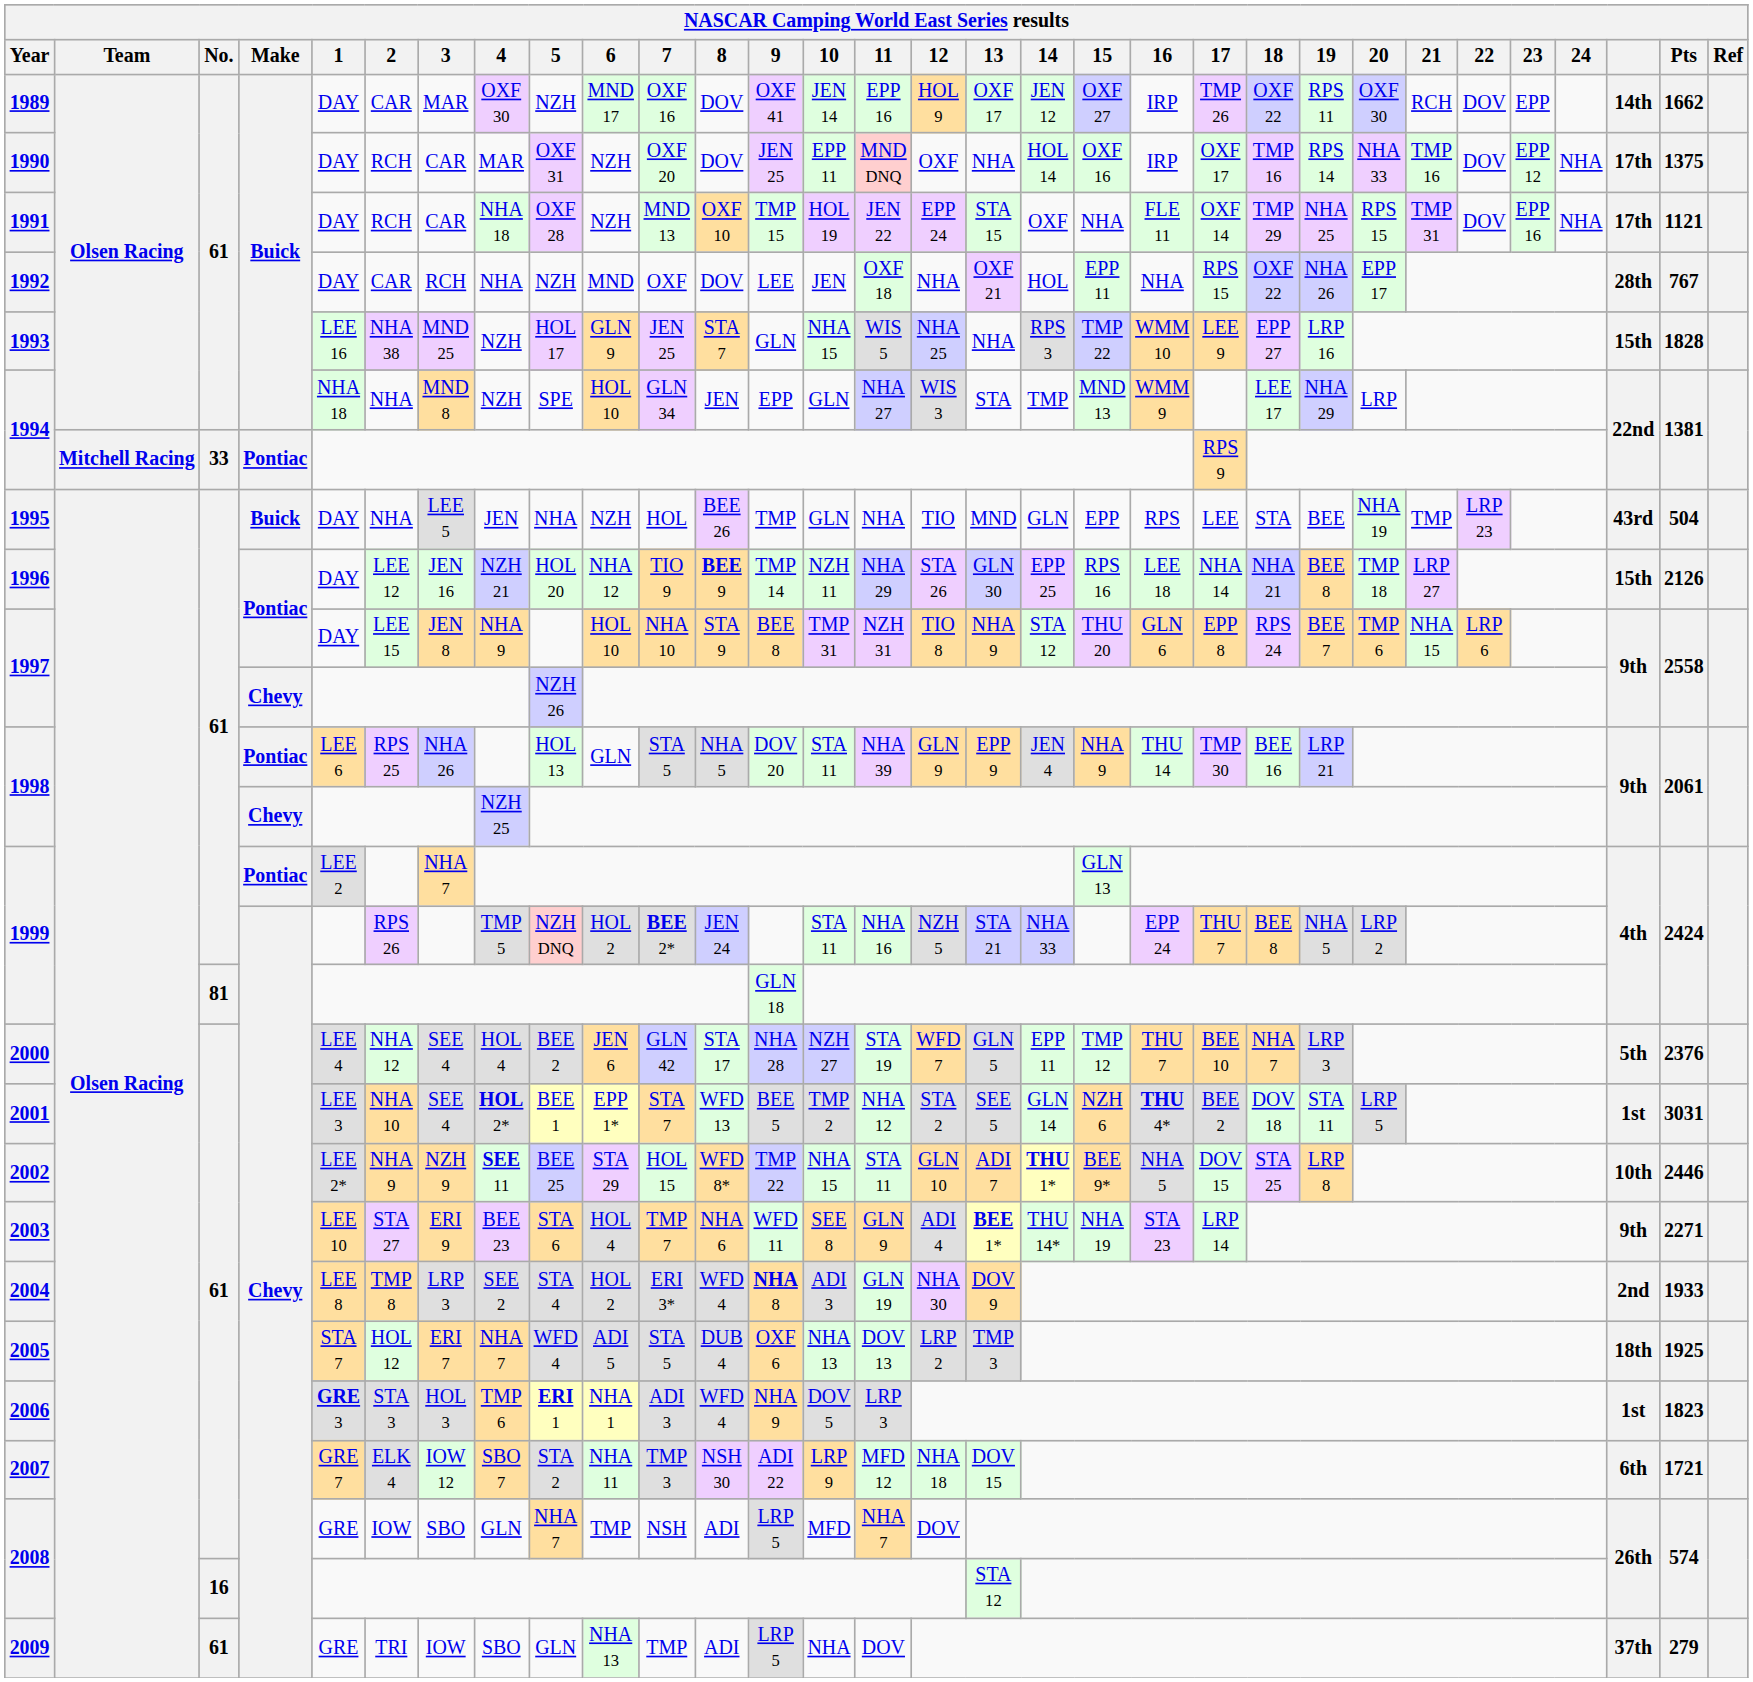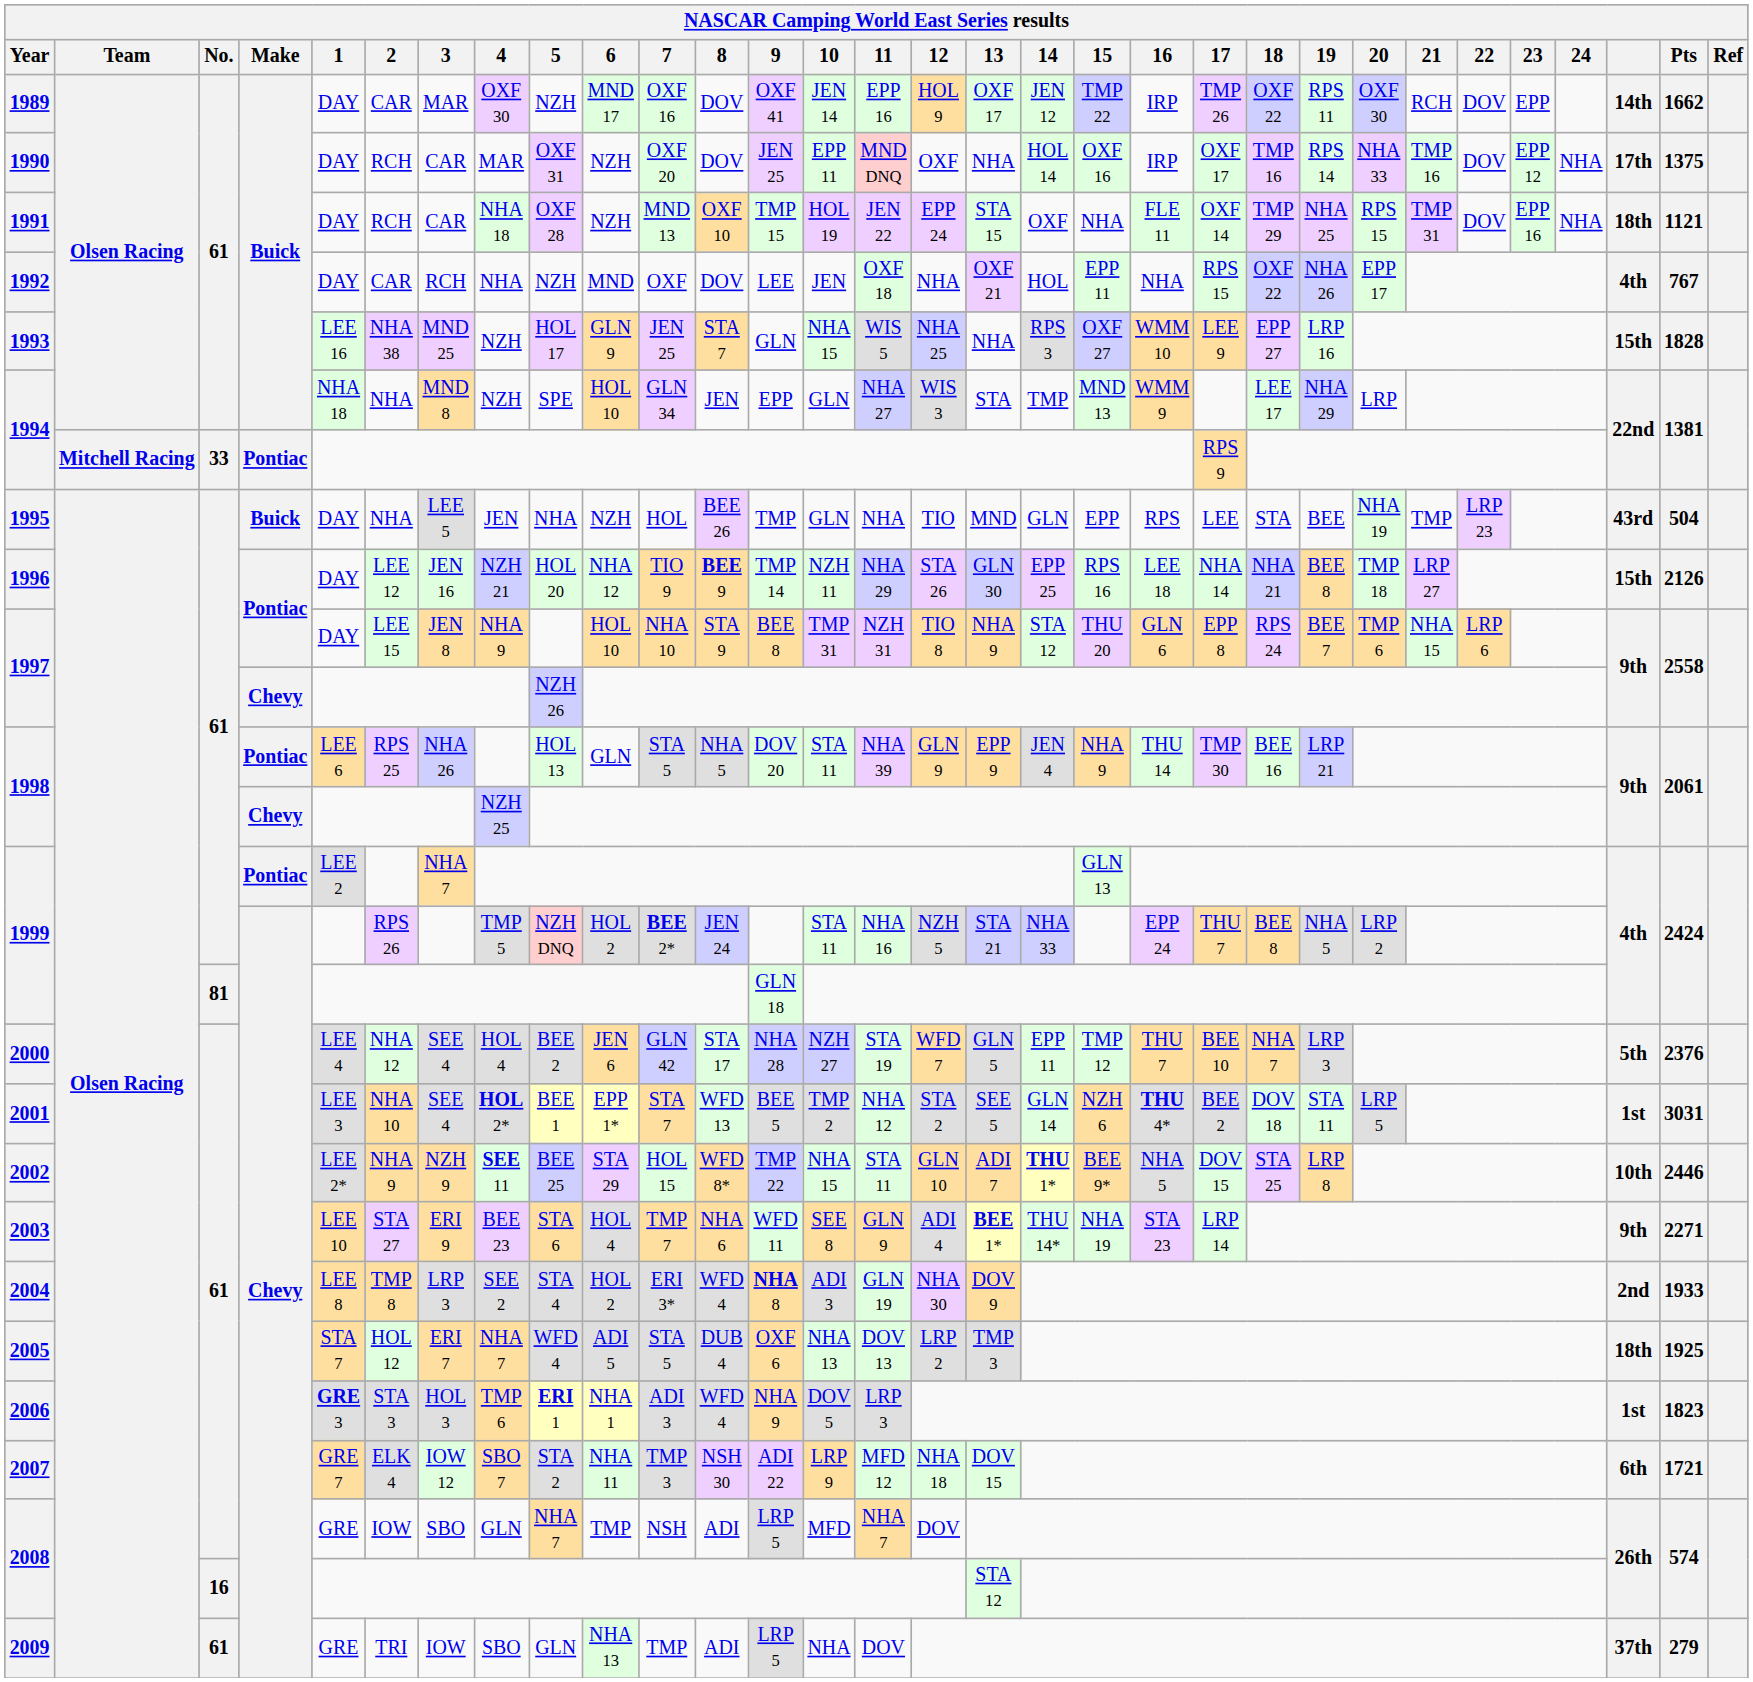(1102, 102) OXF 27 -> (1102, 102) TMP 22
(1633, 221) 17th -> (1633, 221) 18th
(1633, 281) 28th -> (1633, 281) 4th
(1102, 339) TMP 22 -> (1102, 339) OXF 27
